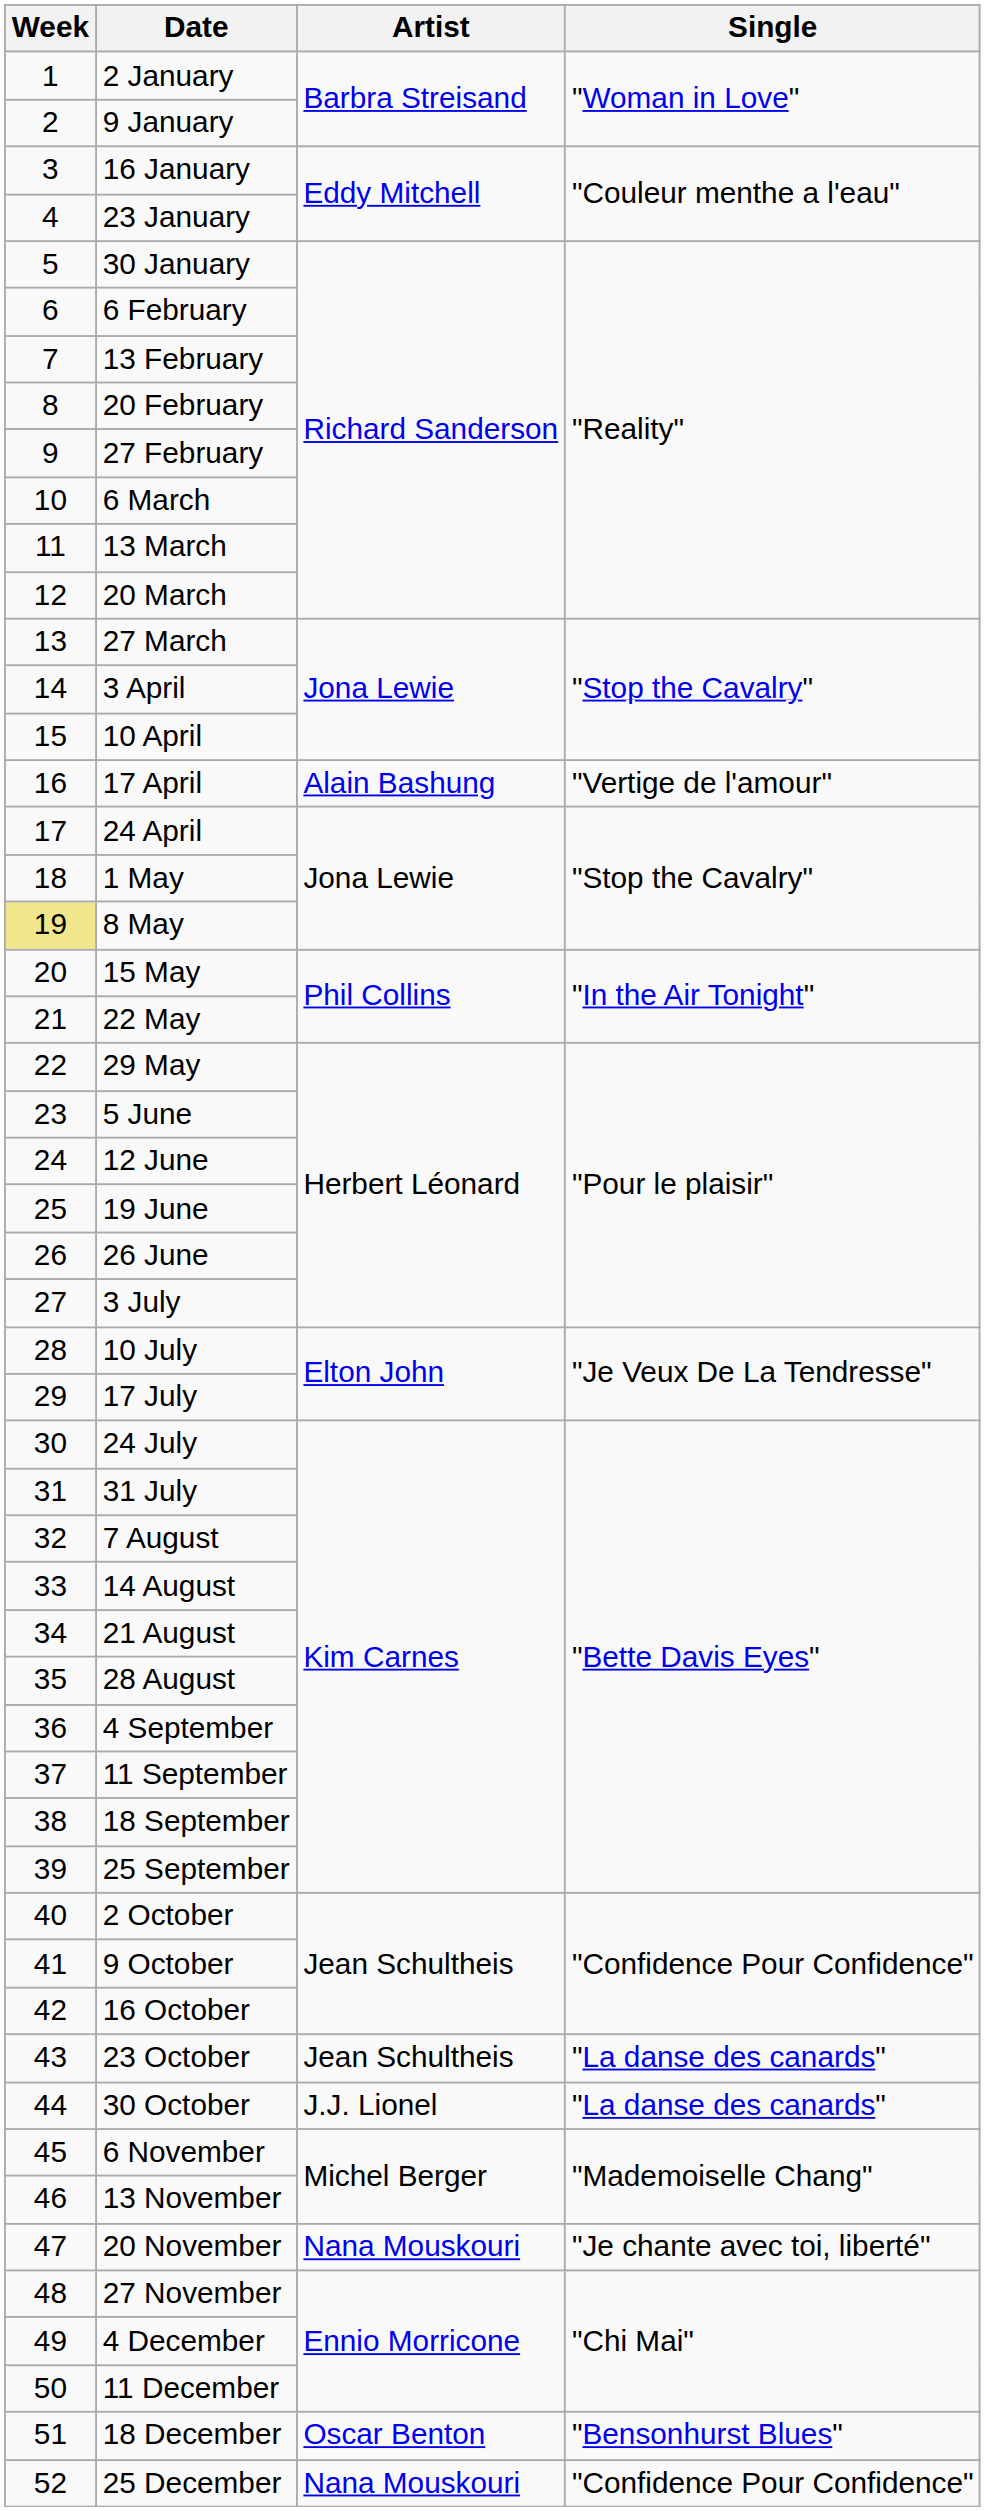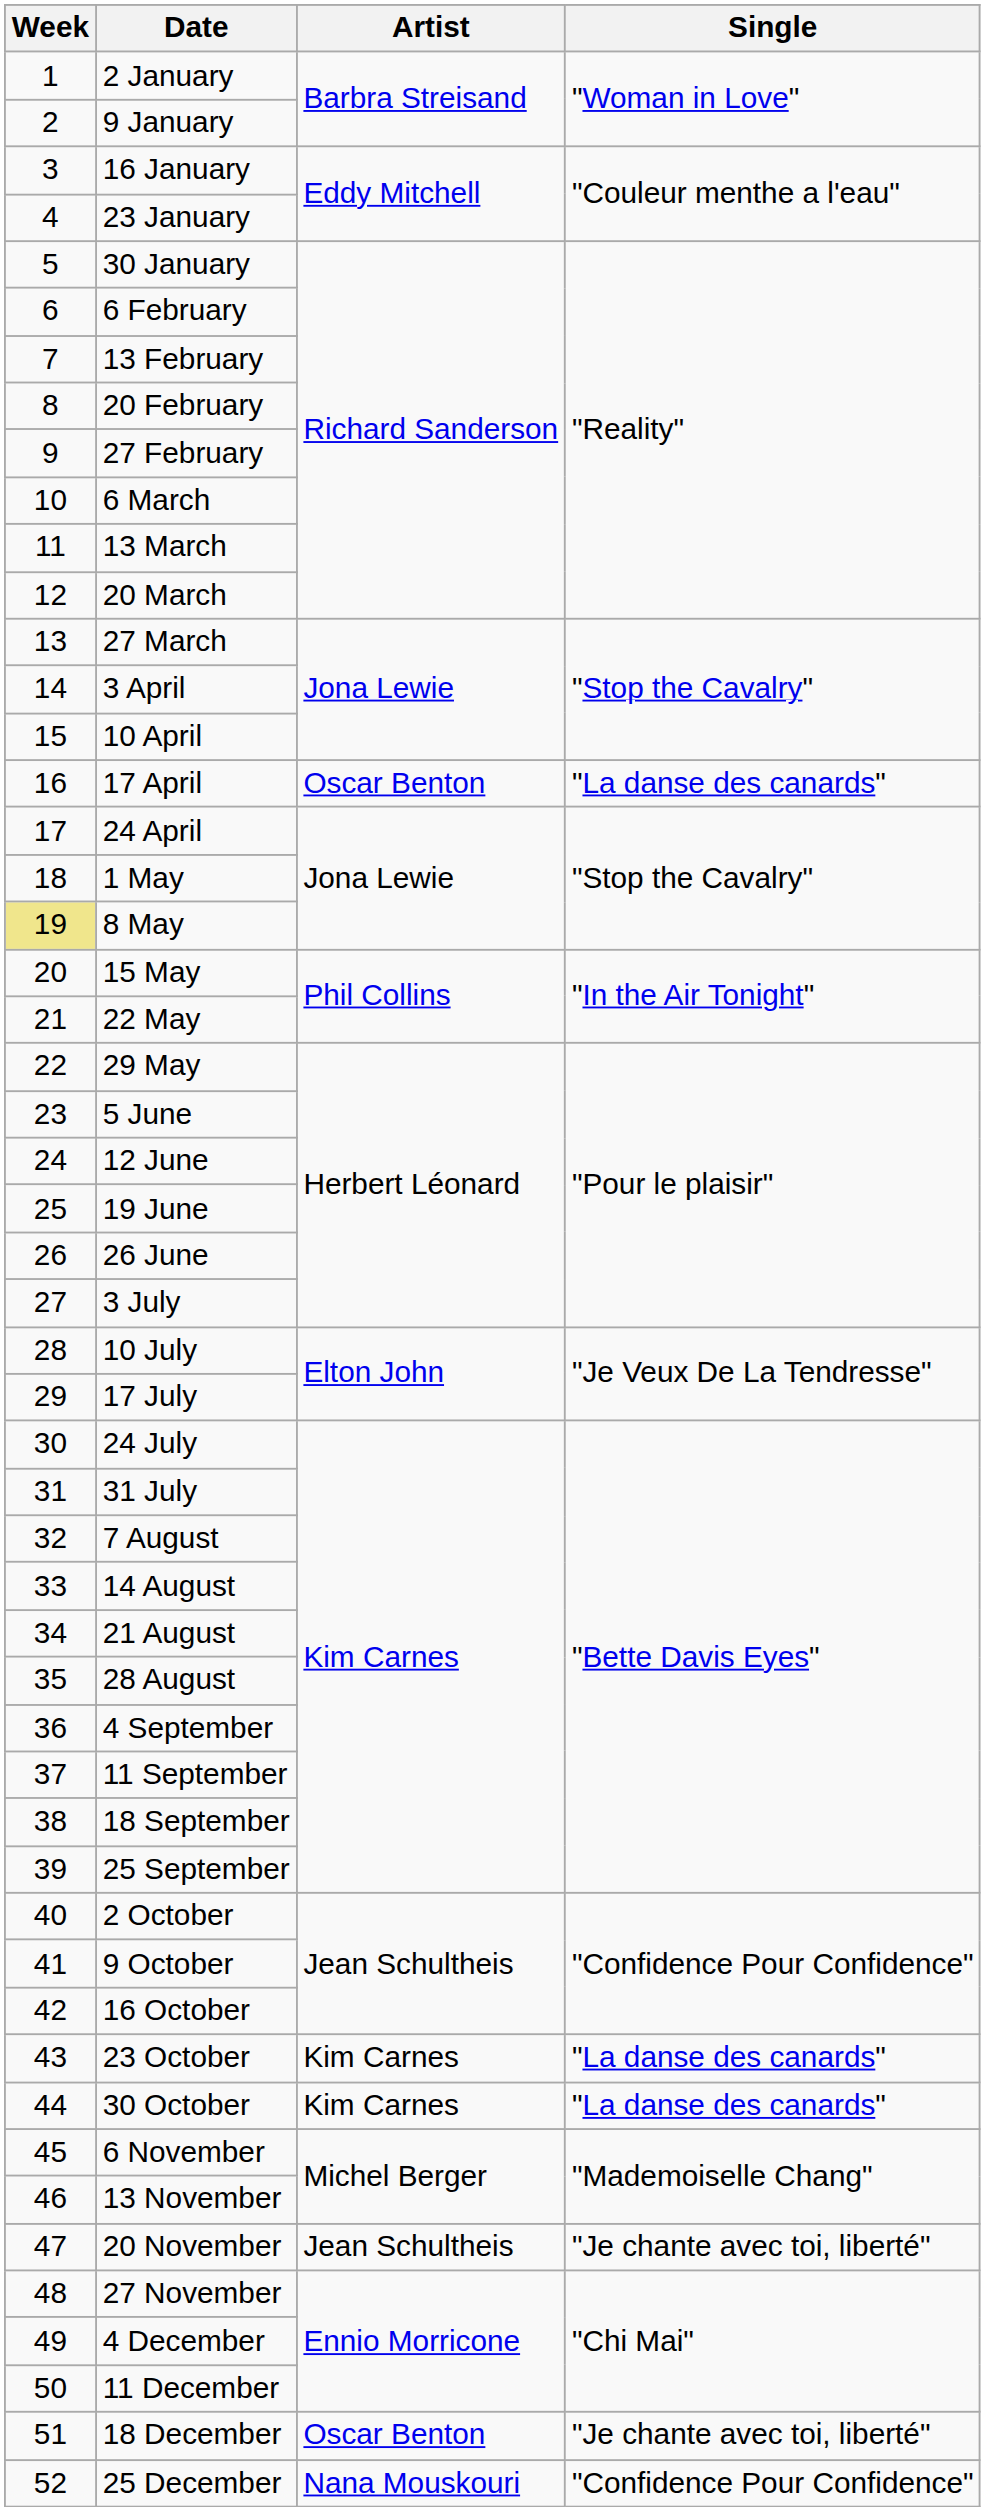(399, 783) Alain Bashung -> (394, 783) Oscar Benton
(702, 783) "Vertige de l'amour" -> (729, 783) "La danse des canards"
(408, 2057) Jean Schultheis -> (381, 2057) Kim Carnes
(370, 2104) J.J. Lionel -> (381, 2104) Kim Carnes
(412, 2246) Nana Mouskouri -> (408, 2246) Jean Schultheis
(707, 2435) "Bensonhurst Blues" -> (751, 2435) "Je chante avec toi, liberté"
